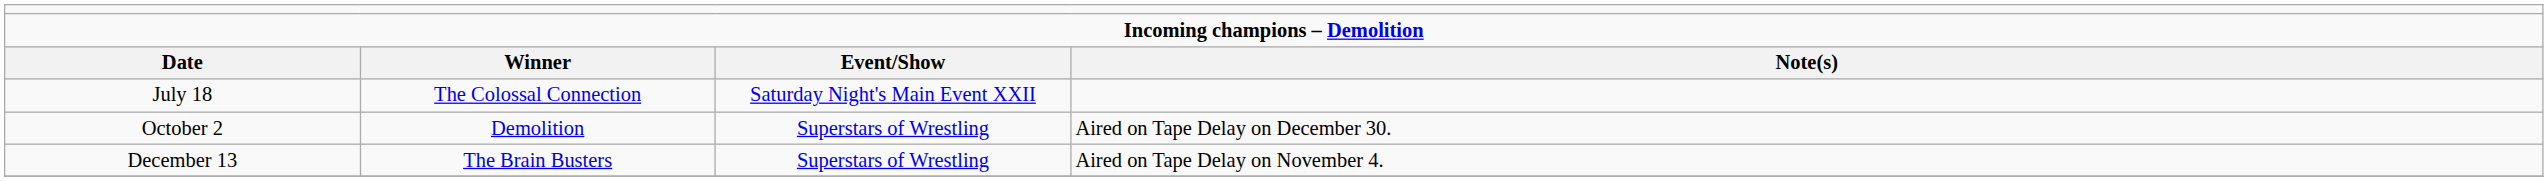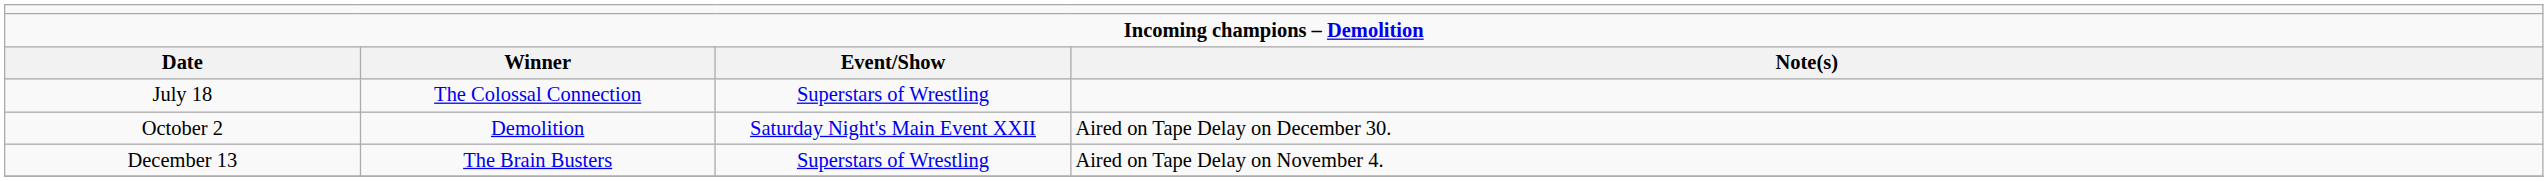(893, 95) Saturday Night's Main Event XXII -> (893, 95) Superstars of Wrestling
(893, 127) Superstars of Wrestling -> (893, 127) Saturday Night's Main Event XXII
